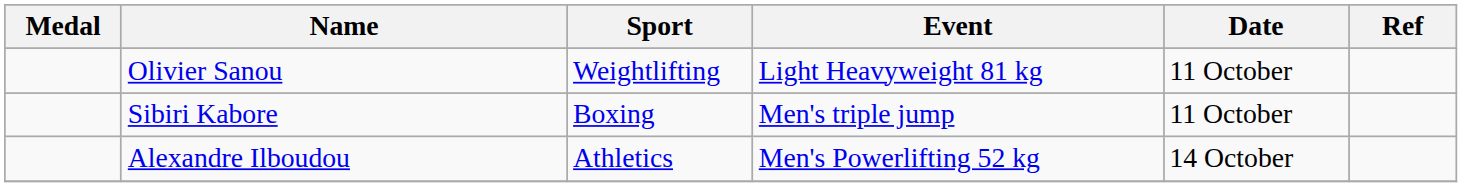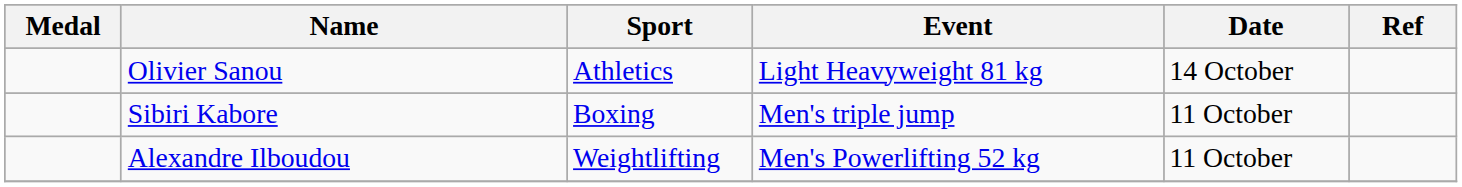(647, 70) Weightlifting -> (623, 70) Athletics
(1231, 70) 11 October -> (1231, 70) 14 October
(623, 158) Athletics -> (647, 158) Weightlifting
(1231, 158) 14 October -> (1231, 158) 11 October
